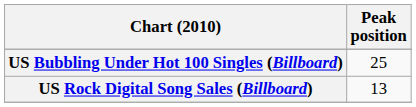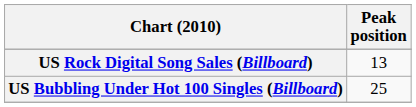rows swapped: (176, 62) <-> (176, 89)
